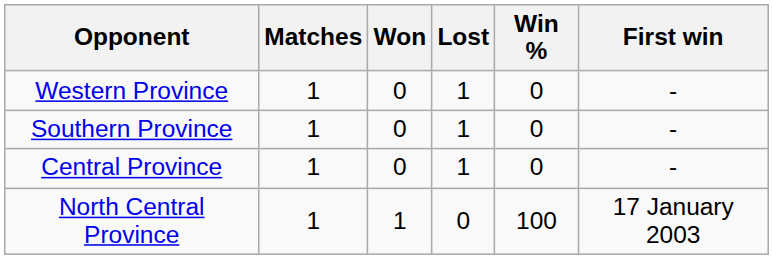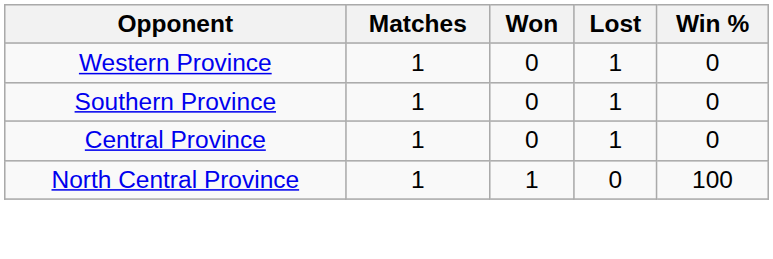- column: (673, 37)
